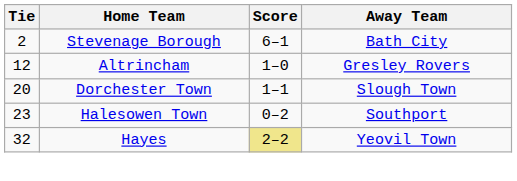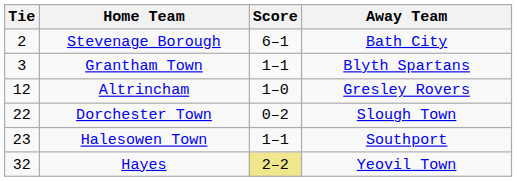+ row: (144, 66)
(22, 91) 20 -> (22, 115) 22
(275, 91) 1–1 -> (275, 115) 0–2
(275, 115) 0–2 -> (275, 140) 1–1
